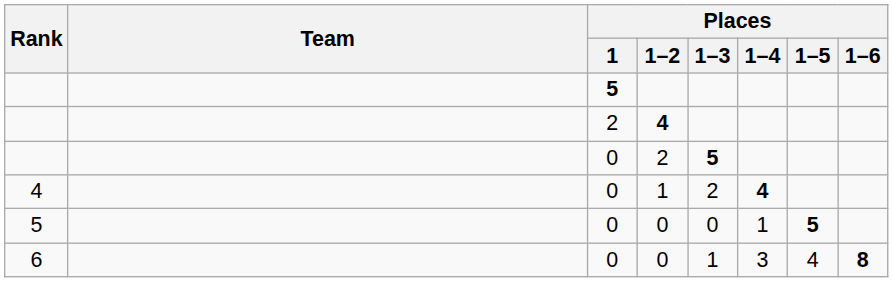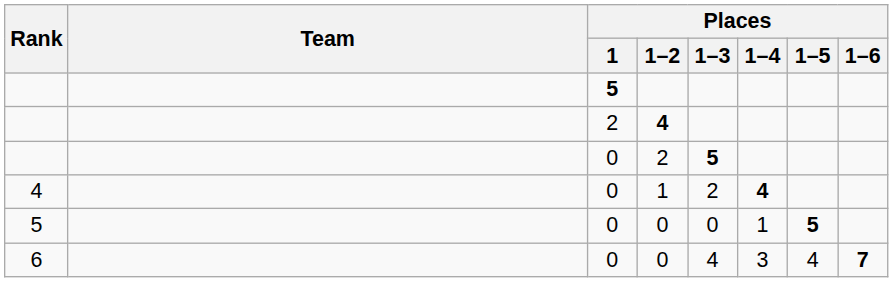(712, 259) 1 -> (712, 259) 4
(863, 259) 8 -> (863, 259) 7
